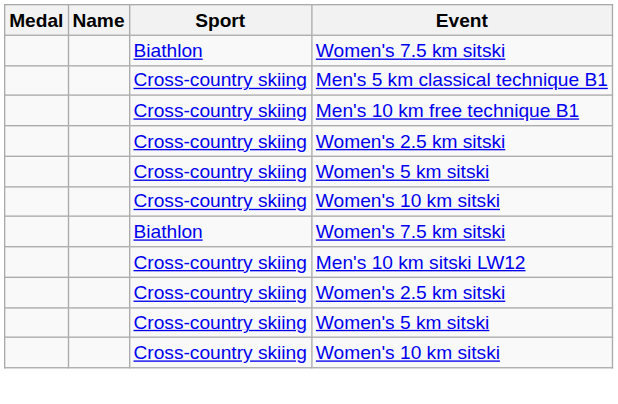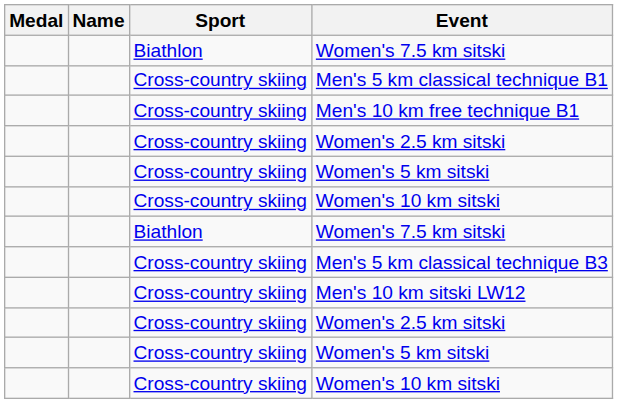+ row: (220, 262)
